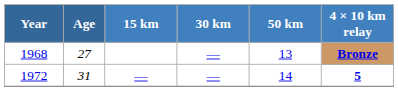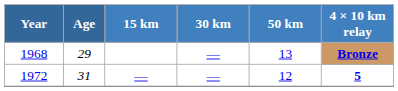(84, 53) 27 -> (84, 53) 29
(285, 75) 14 -> (285, 75) 12
